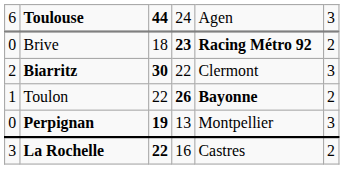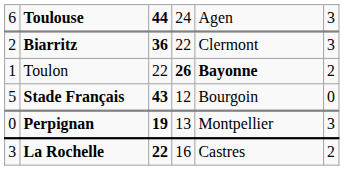- row: (41, 45)
(160, 71) 30 -> (160, 45) 36
+ row: (74, 97)
